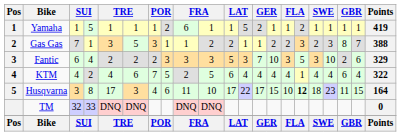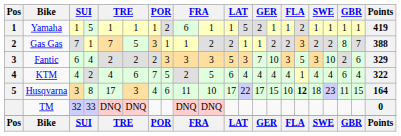(111, 43) 3 -> (111, 43) 7
(330, 43) 3 -> (330, 43) 2
